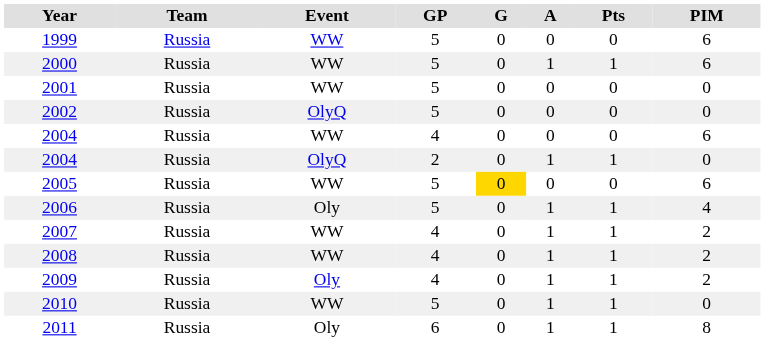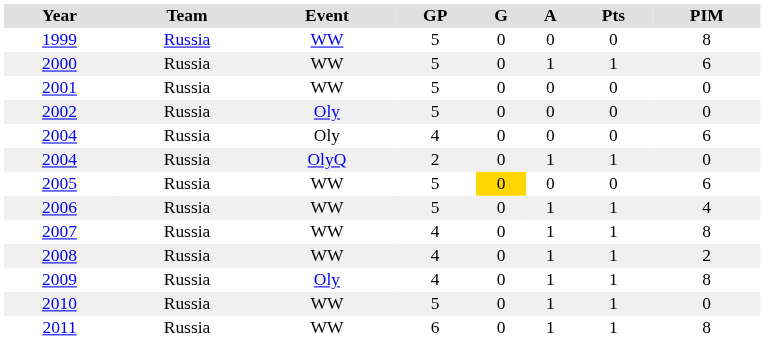(707, 39) 6 -> (707, 39) 8
(327, 111) OlyQ -> (327, 111) Oly
(327, 135) WW -> (327, 135) Oly
(327, 207) Oly -> (327, 207) WW
(707, 231) 2 -> (707, 231) 8
(707, 279) 2 -> (707, 279) 8
(327, 327) Oly -> (327, 327) WW
